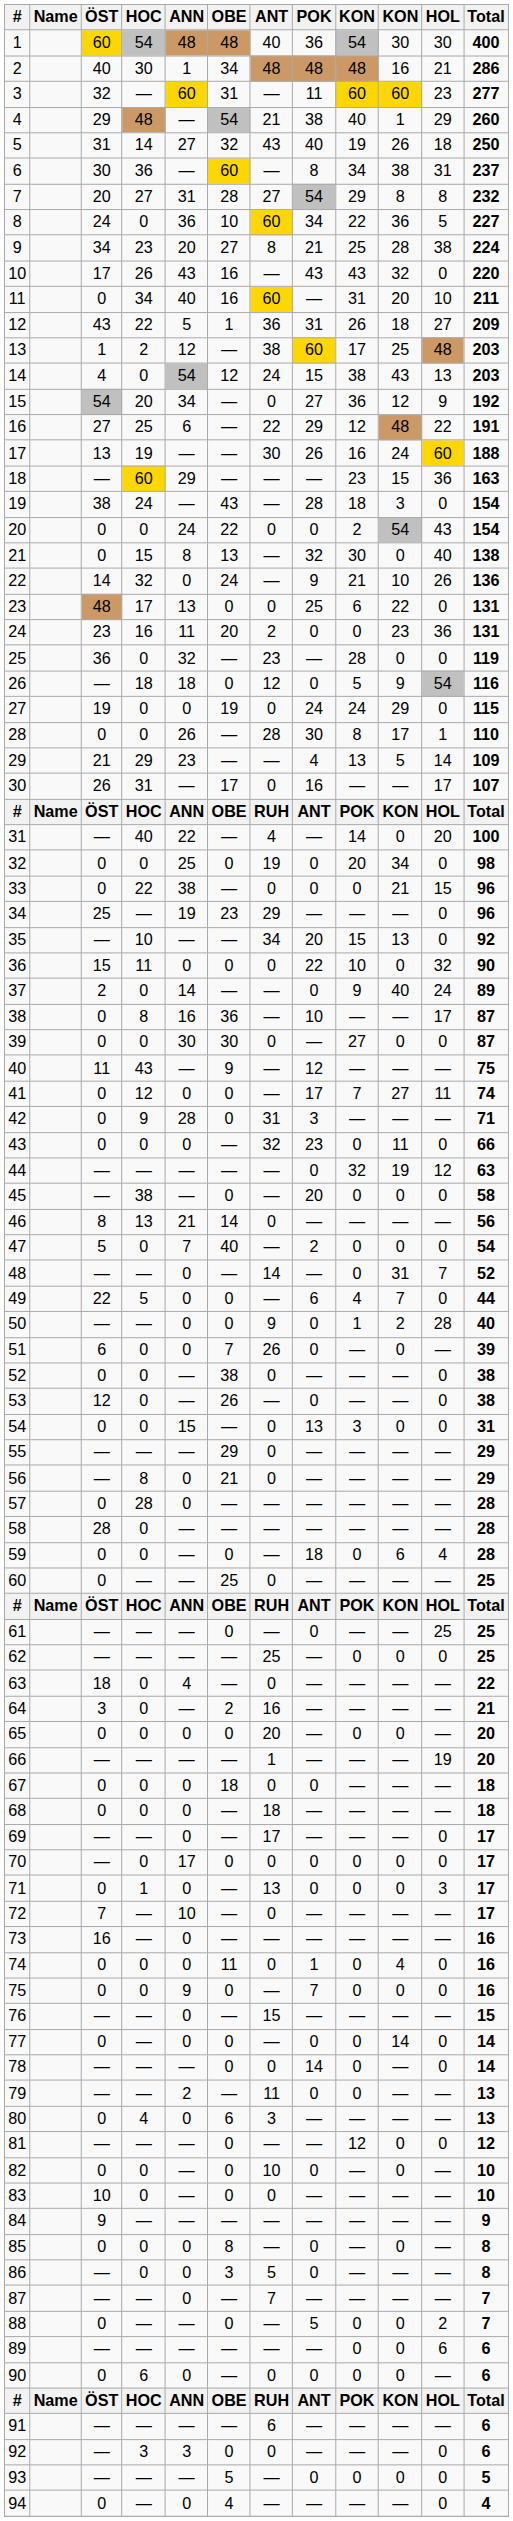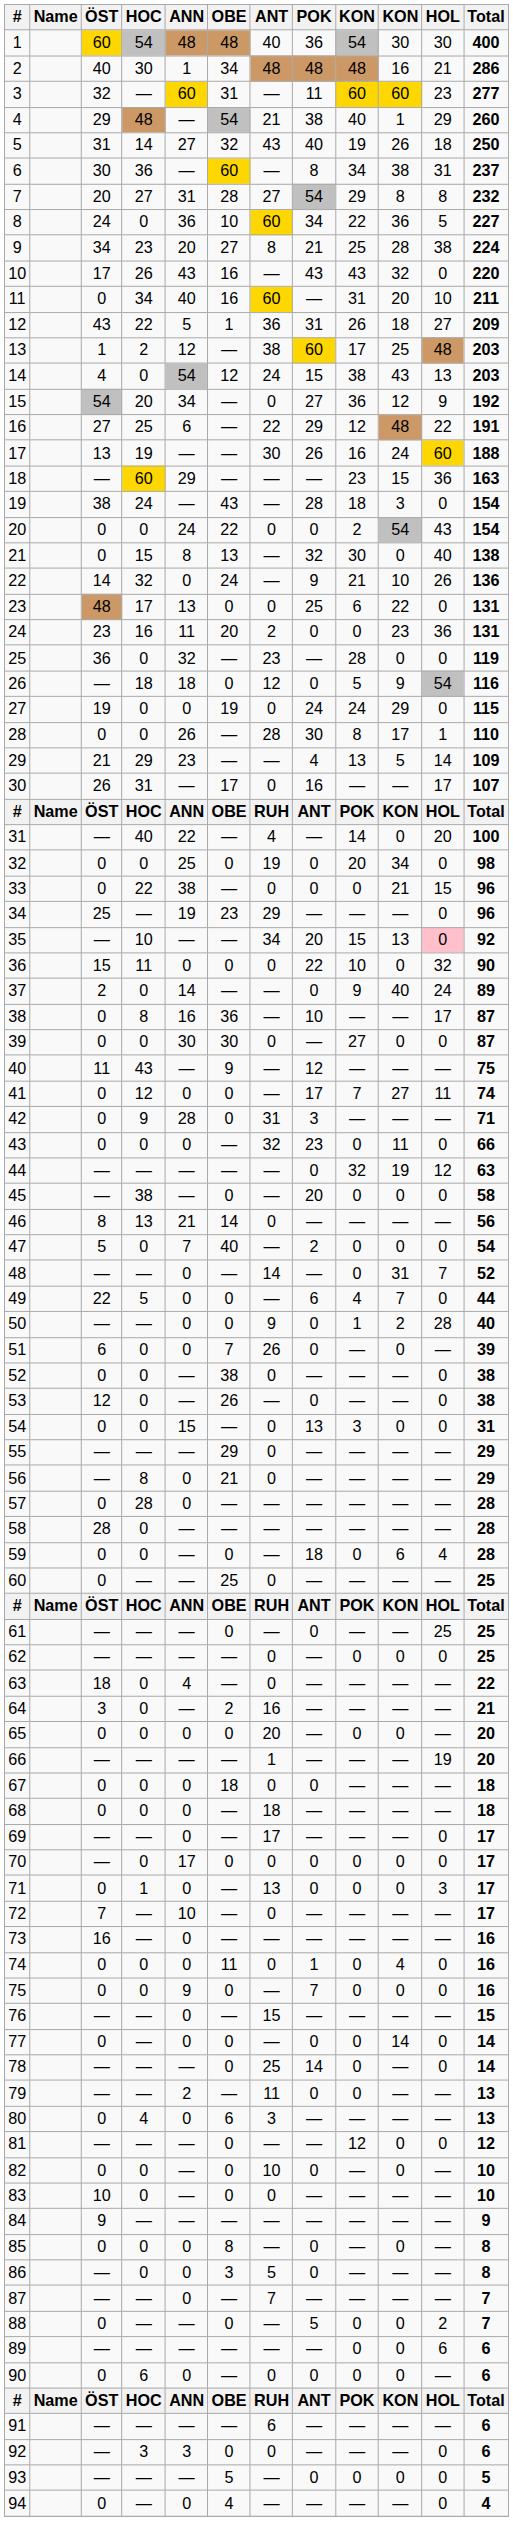(443, 939) no background -> (443, 939) pink background
(272, 1657) 25 -> (272, 1657) 0
(272, 2067) 0 -> (272, 2067) 25
